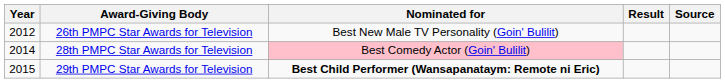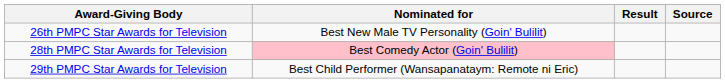- column: (22, 14)
(446, 69) bold -> (434, 69) normal
